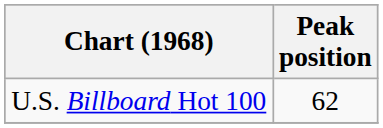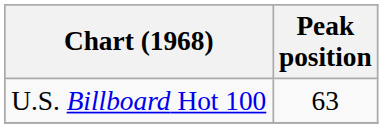(325, 100) 62 -> (325, 100) 63
